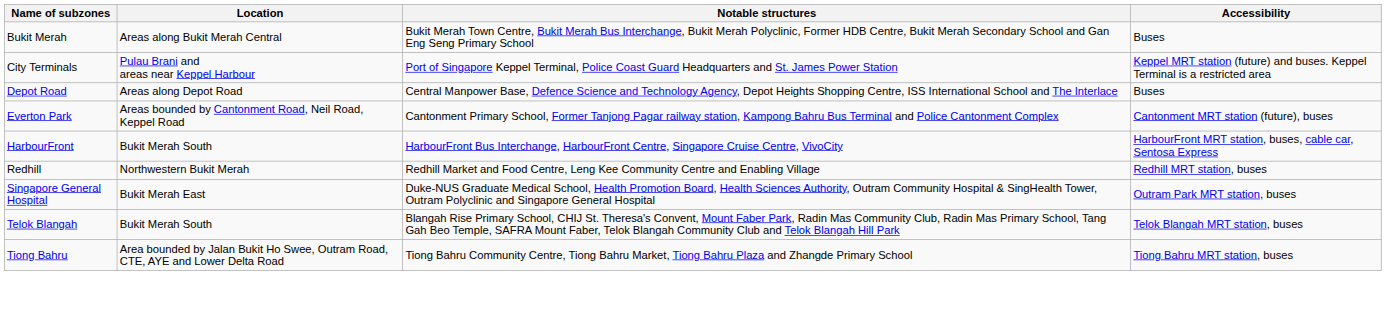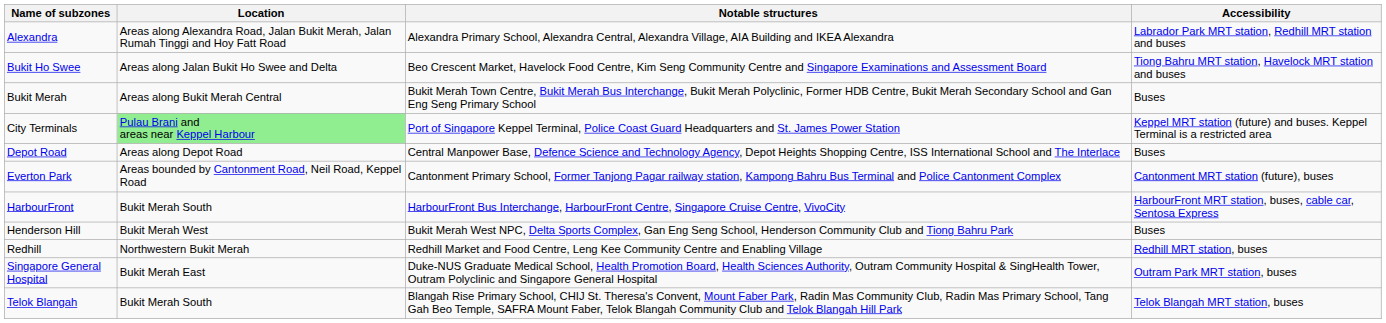+ row: (32, 37)
+ row: (44, 67)
(187, 67) no background -> (187, 128) lightgreen background
+ row: (44, 231)
- row: (37, 255)
